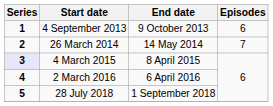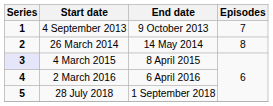(243, 28) 6 -> (243, 28) 7
(243, 45) 7 -> (243, 45) 8
